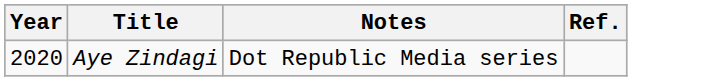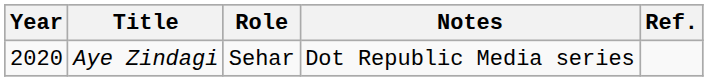+ column: (262, 23)
